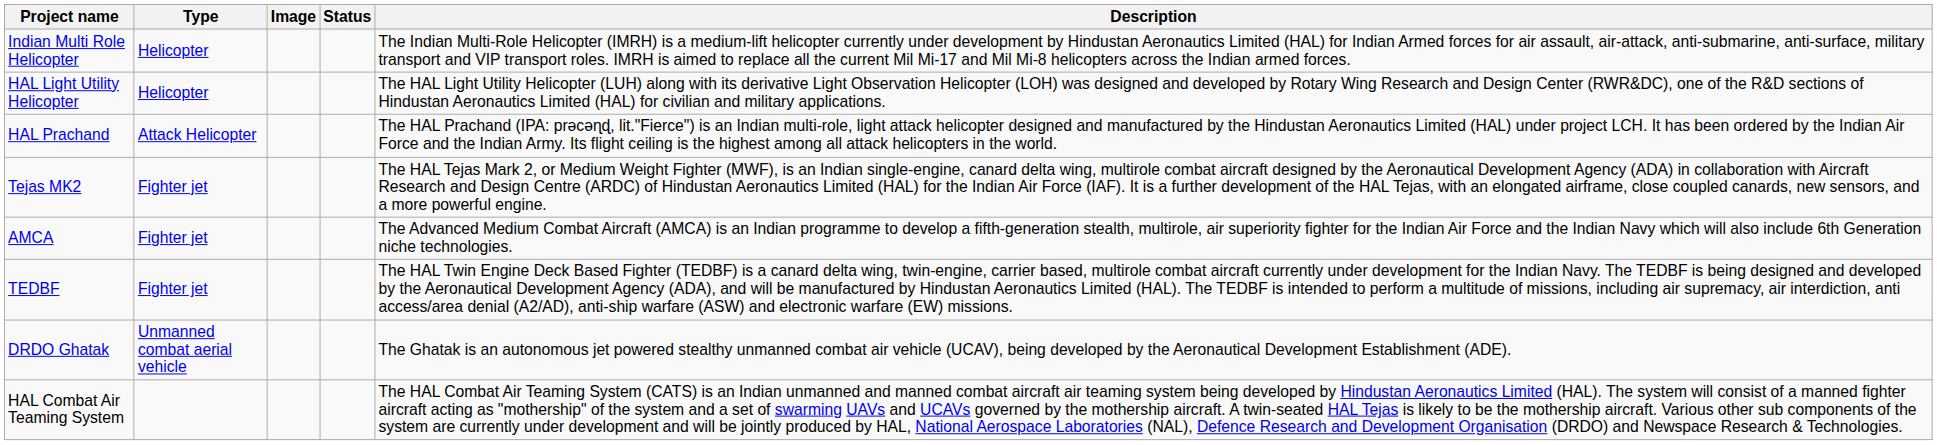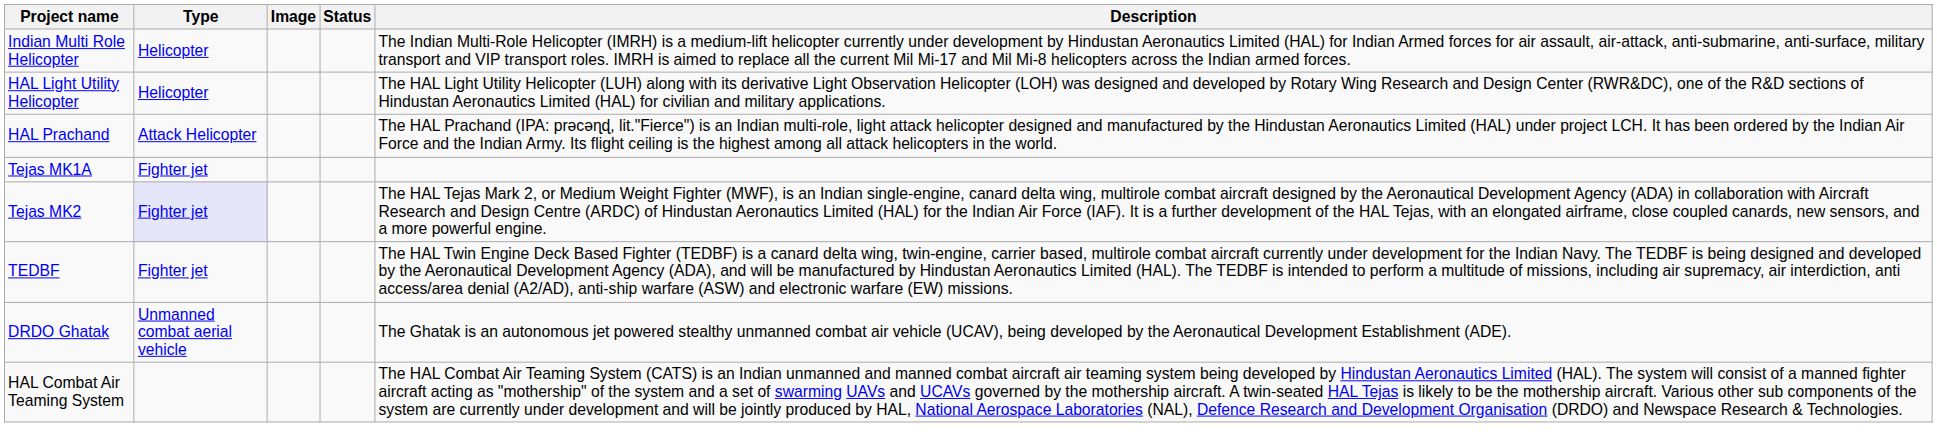+ row: (50, 169)
(173, 186) no background -> (173, 211) lavender background
- row: (31, 238)
